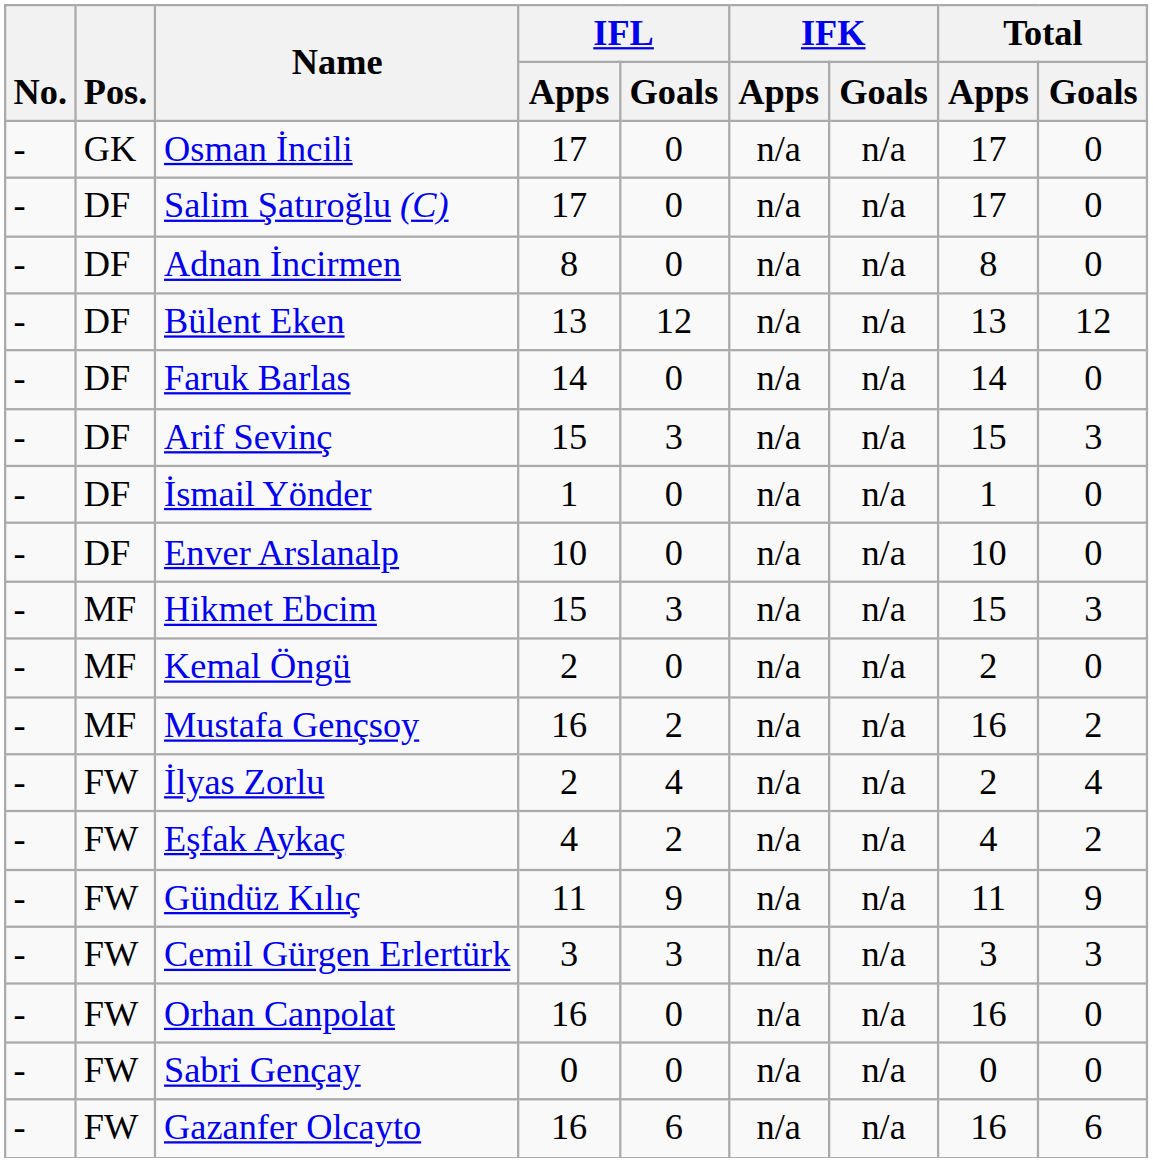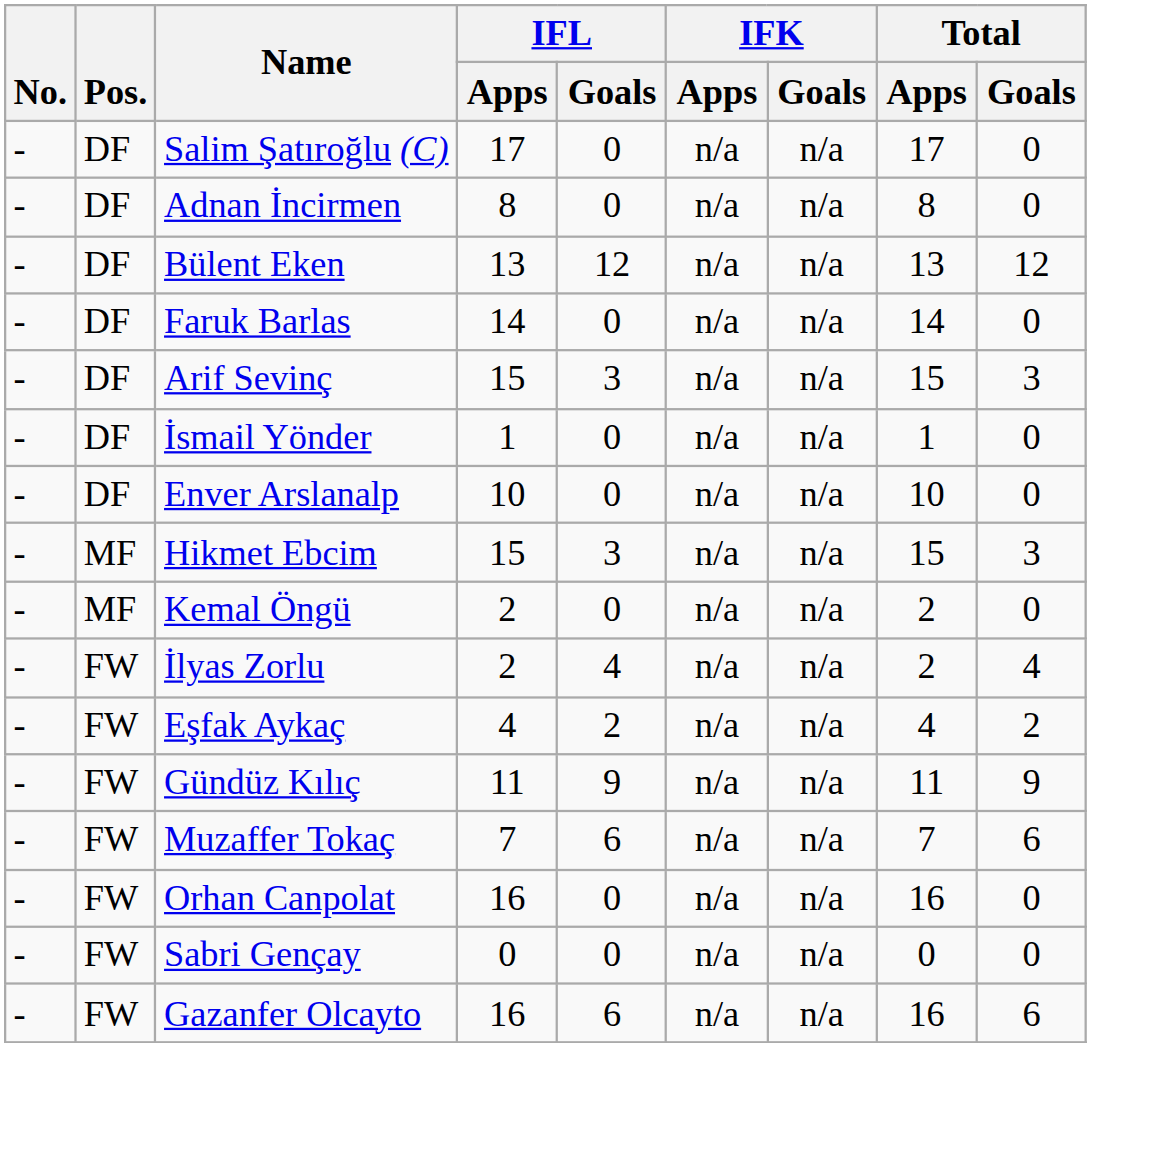- row: (258, 148)
- row: (292, 724)
- row: (337, 954)
+ row: (280, 839)
